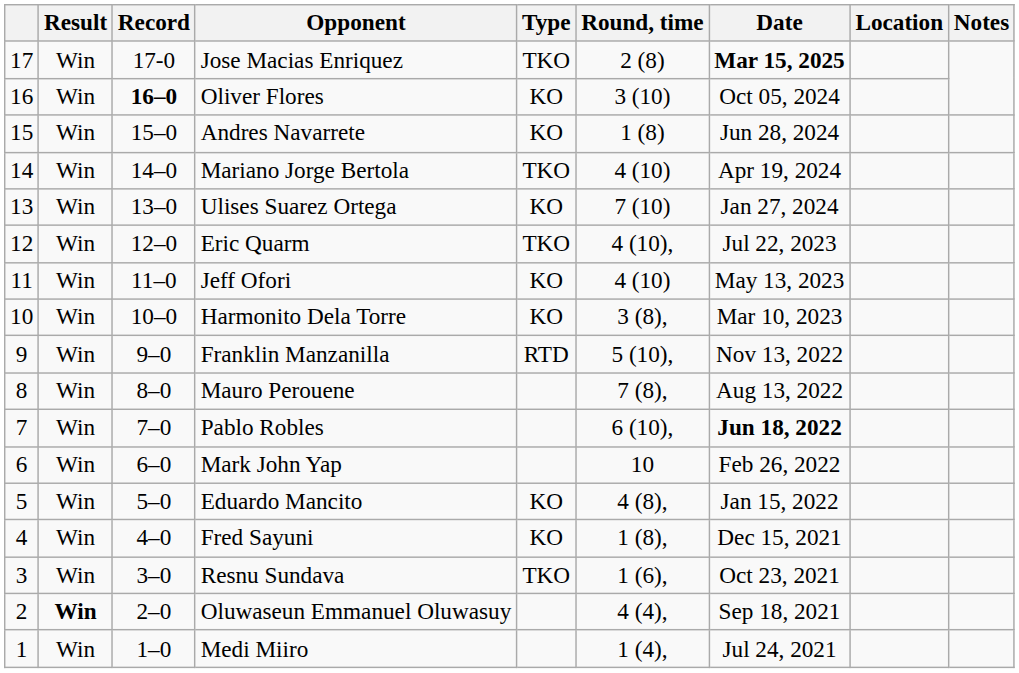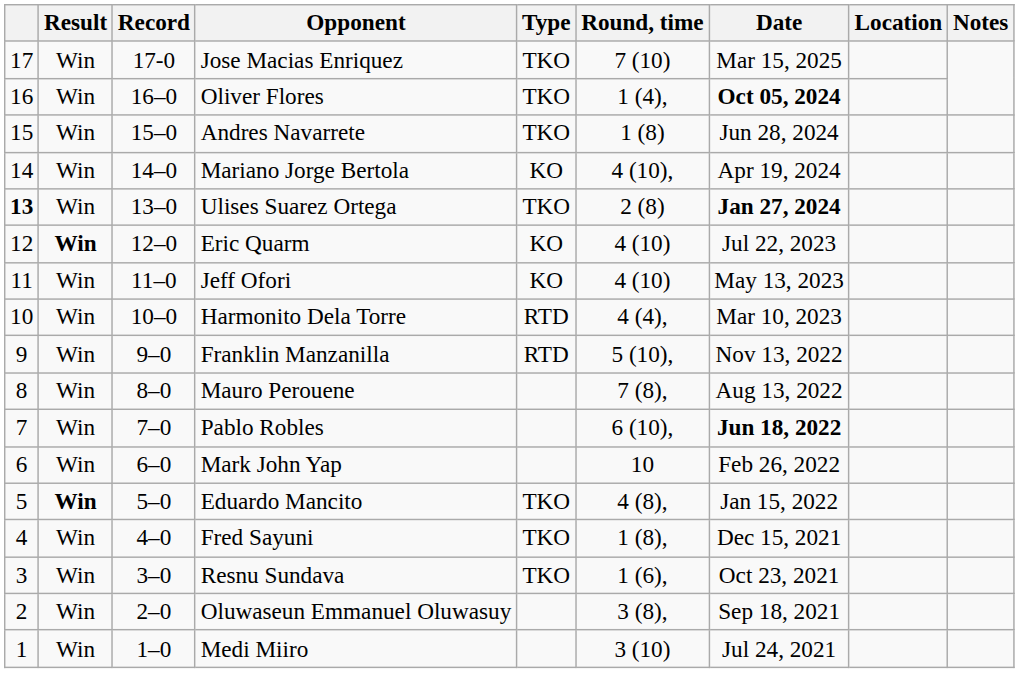(642, 59) 2 (8) -> (642, 59) 7 (10)
(780, 59) bold -> (779, 59) normal
(154, 96) bold -> (154, 96) normal
(546, 96) KO -> (546, 96) TKO
(642, 96) 3 (10) -> (642, 96) 1 (4),
(780, 96) normal -> (779, 96) bold
(546, 133) KO -> (546, 133) TKO
(546, 170) TKO -> (546, 170) KO
(642, 170) 4 (10) -> (642, 170) 4 (10),
(22, 206) normal -> (22, 206) bold
(546, 206) KO -> (546, 206) TKO
(642, 206) 7 (10) -> (642, 206) 2 (8)
(780, 206) normal -> (779, 206) bold
(76, 243) normal -> (76, 243) bold
(546, 243) TKO -> (546, 243) KO
(642, 243) 4 (10), -> (642, 243) 4 (10)
(546, 317) KO -> (546, 317) RTD
(642, 317) 3 (8), -> (642, 317) 4 (4),
(76, 501) normal -> (76, 501) bold
(546, 501) KO -> (546, 501) TKO
(546, 538) KO -> (546, 538) TKO
(76, 611) bold -> (76, 611) normal
(642, 611) 4 (4), -> (642, 611) 3 (8),
(642, 648) 1 (4), -> (642, 648) 3 (10)
